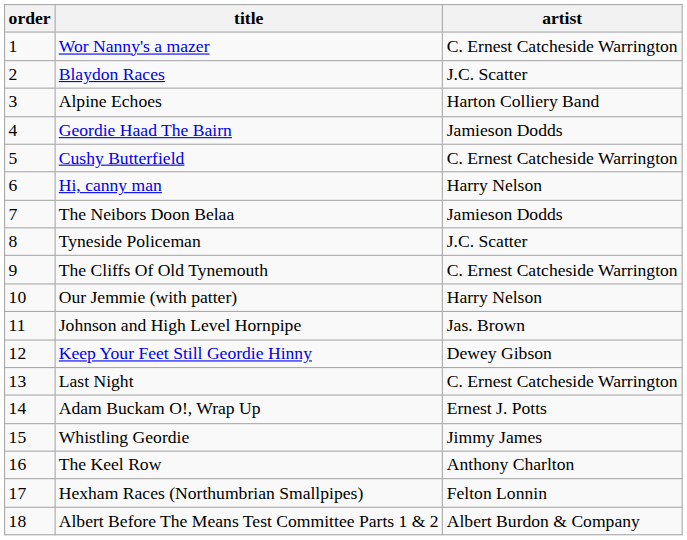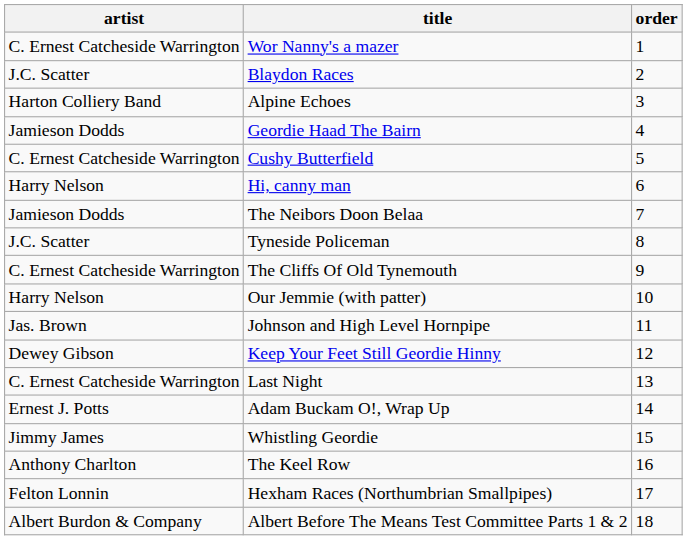columns swapped: (30, 18) <-> (562, 18)
